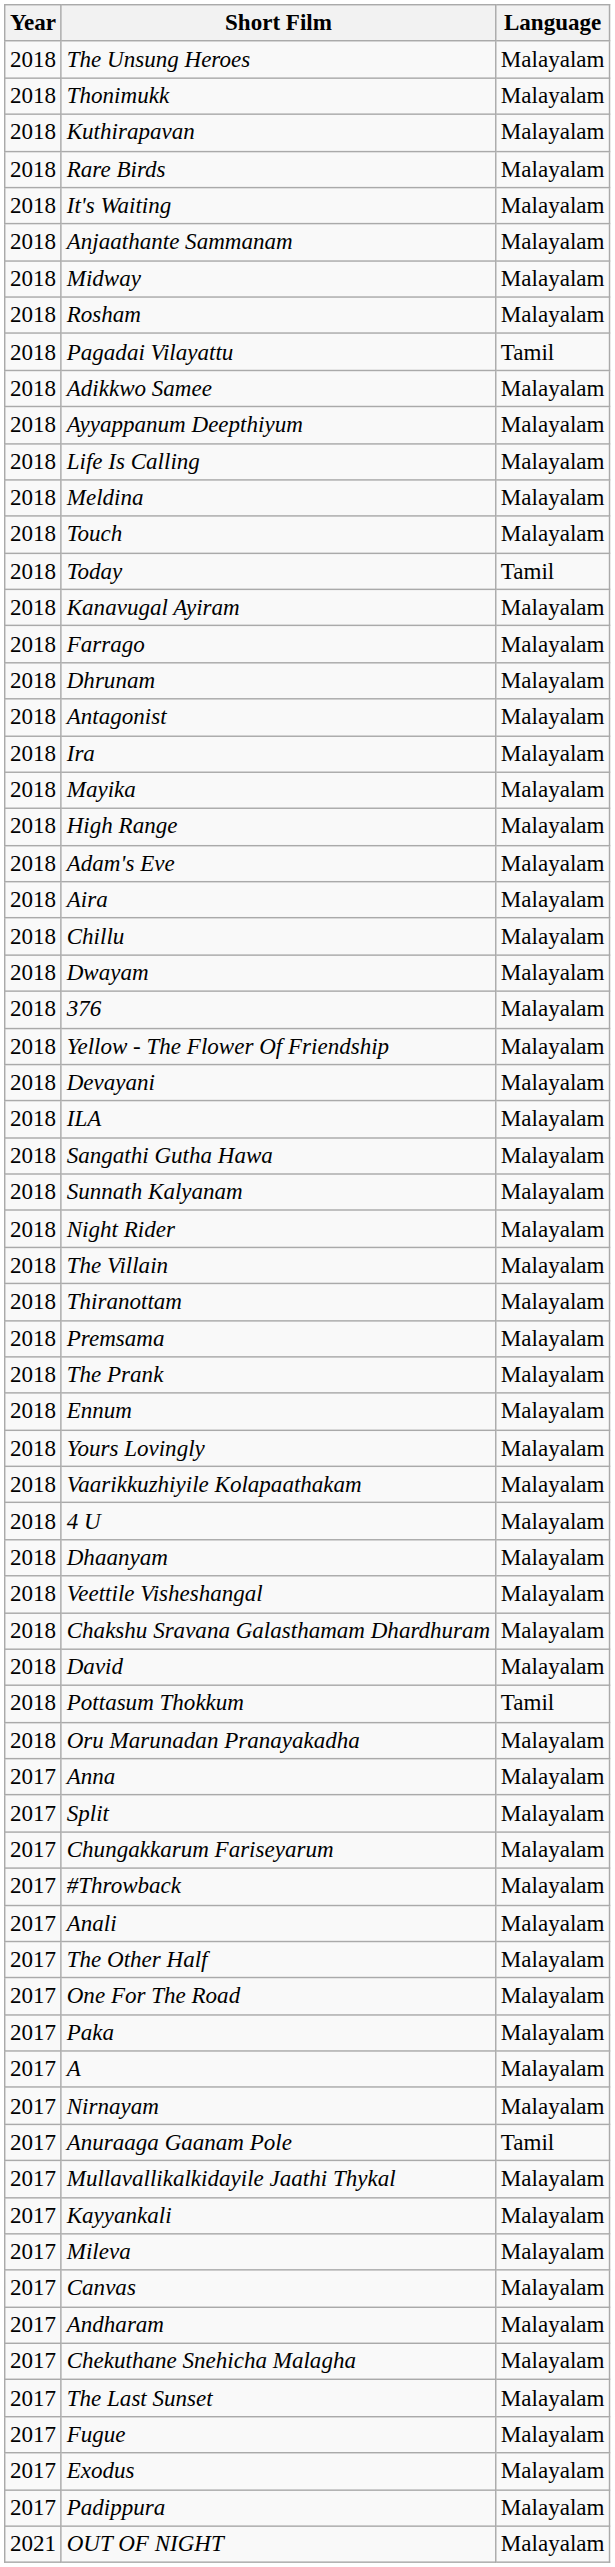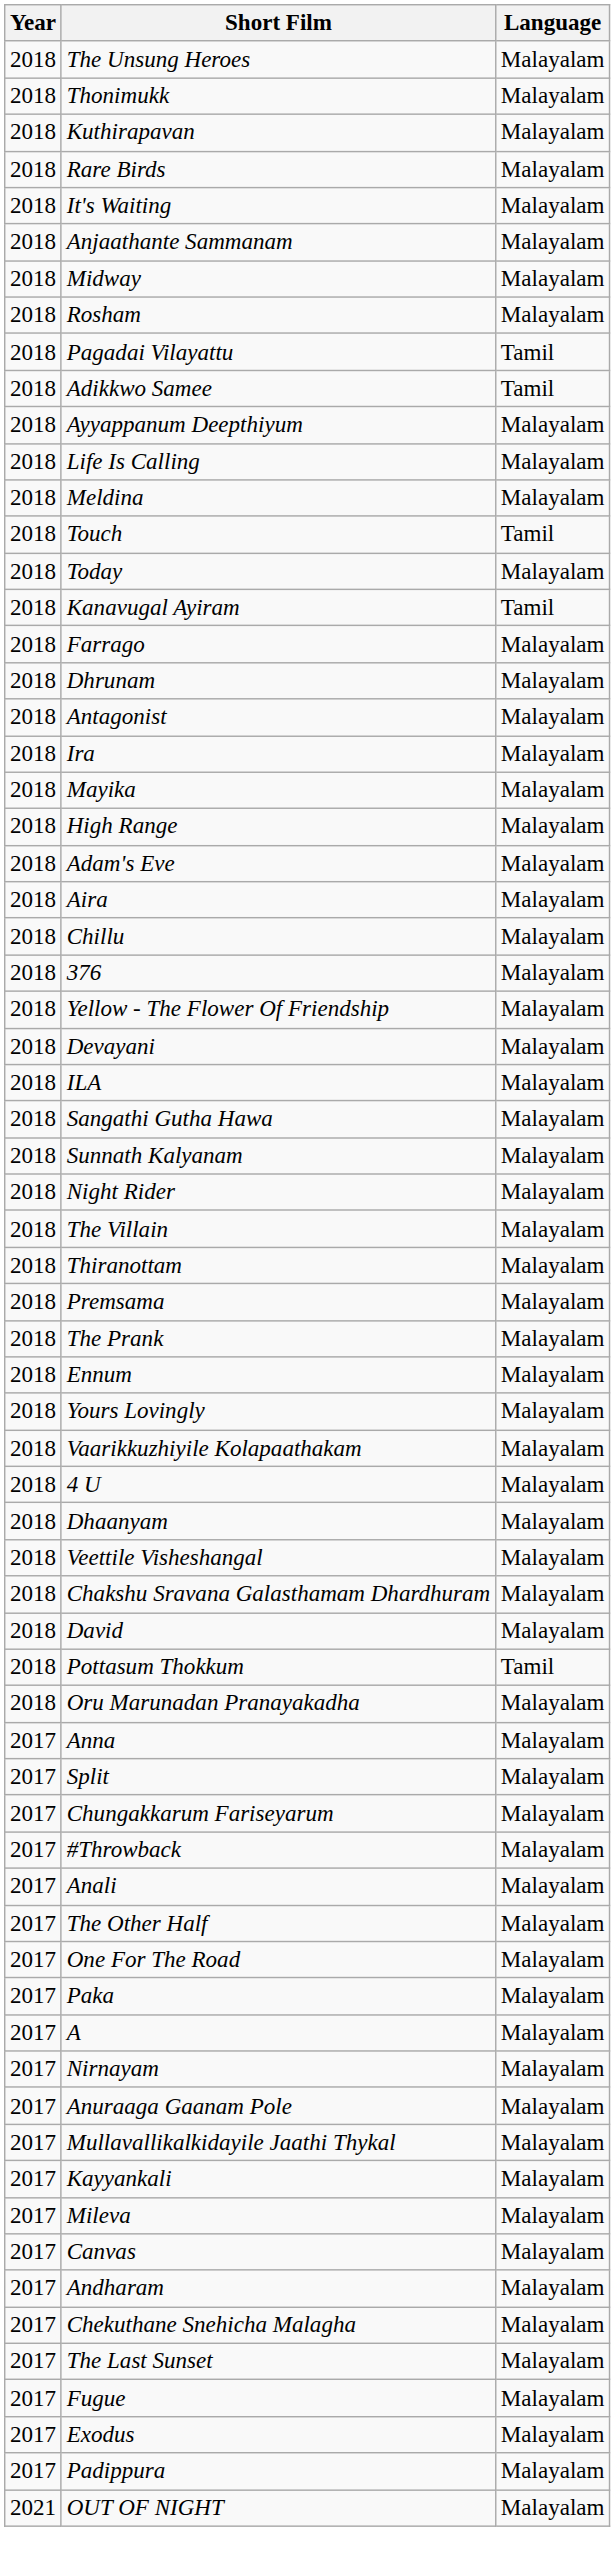(553, 388) Malayalam -> (528, 388) Tamil
(553, 534) Malayalam -> (528, 534) Tamil
(528, 570) Tamil -> (553, 570) Malayalam
(553, 607) Malayalam -> (528, 607) Tamil
- row: (108, 972)
(528, 2142) Tamil -> (553, 2105) Malayalam
